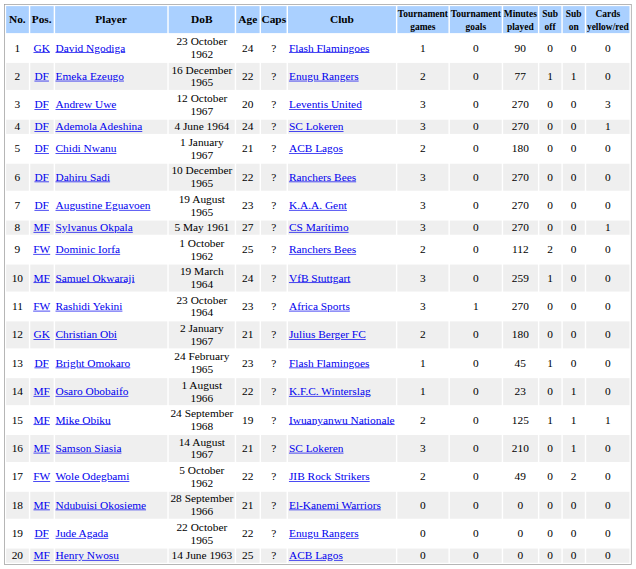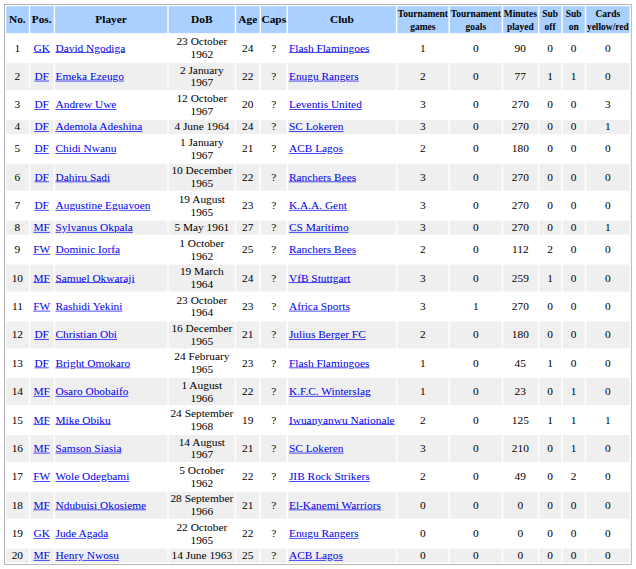(202, 76) 16 December 1965 -> (202, 76) 2 January 1967
(42, 335) GK -> (42, 335) DF
(202, 335) 2 January 1967 -> (202, 335) 16 December 1965
(42, 533) DF -> (42, 533) GK
